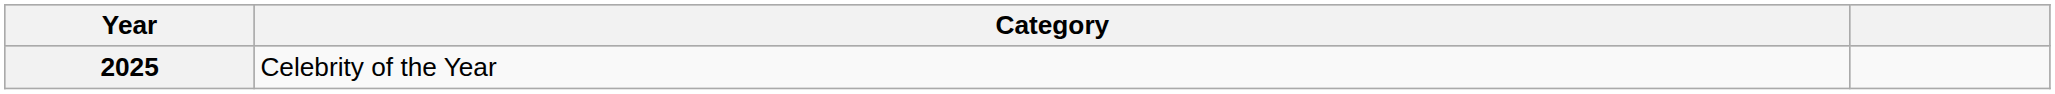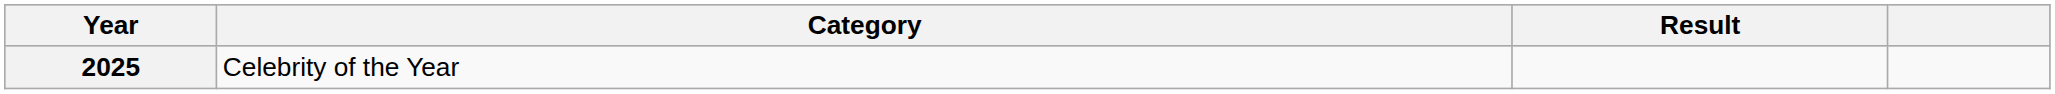+ column: (1700, 25)
